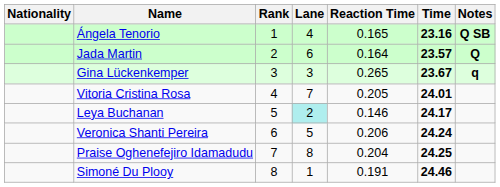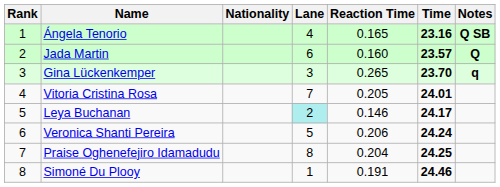columns swapped: (274, 14) <-> (39, 14)
(372, 53) 0.164 -> (372, 53) 0.160
(436, 73) 23.67 -> (436, 73) 23.70
